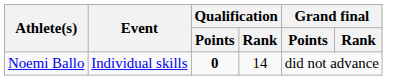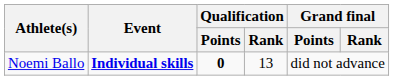(139, 63) normal -> (142, 63) bold
(260, 63) 14 -> (266, 63) 13
